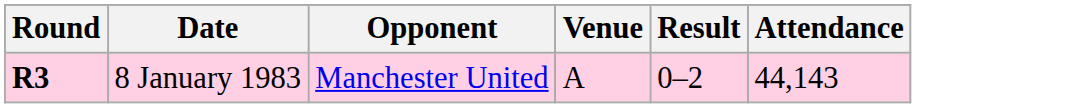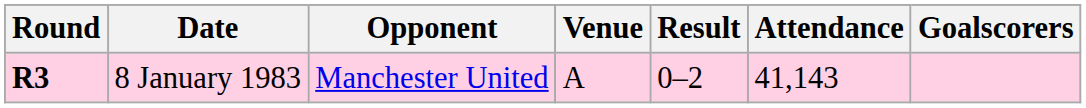+ column: (996, 28)
(797, 77) 44,143 -> (797, 77) 41,143
